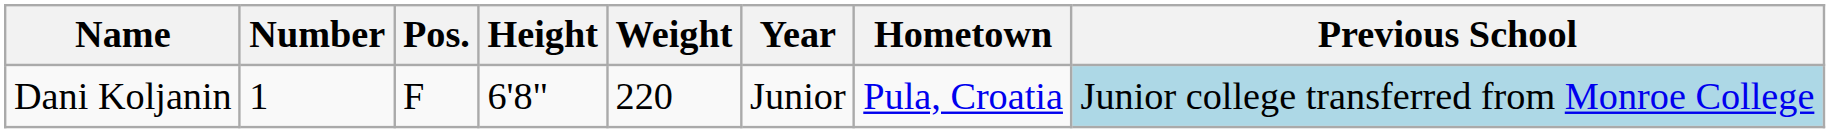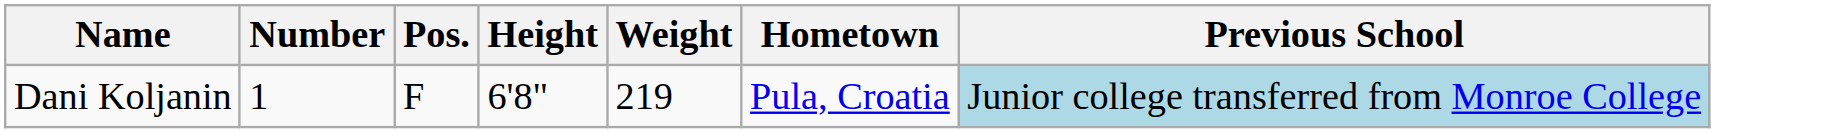- column: (798, 34)
(644, 95) 220 -> (644, 95) 219
